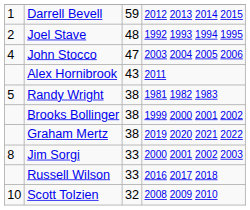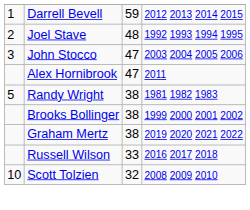(11, 54) 4 -> (11, 54) 3
(132, 74) 43 -> (132, 74) 47
- row: (54, 154)
